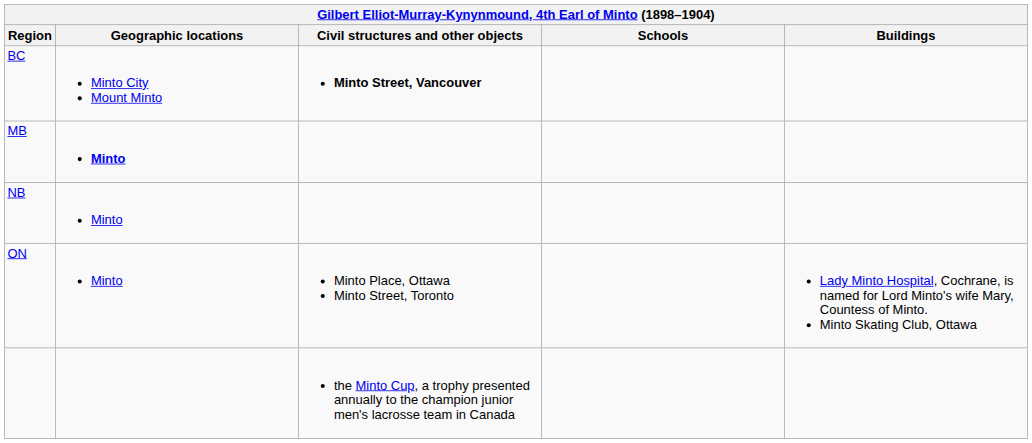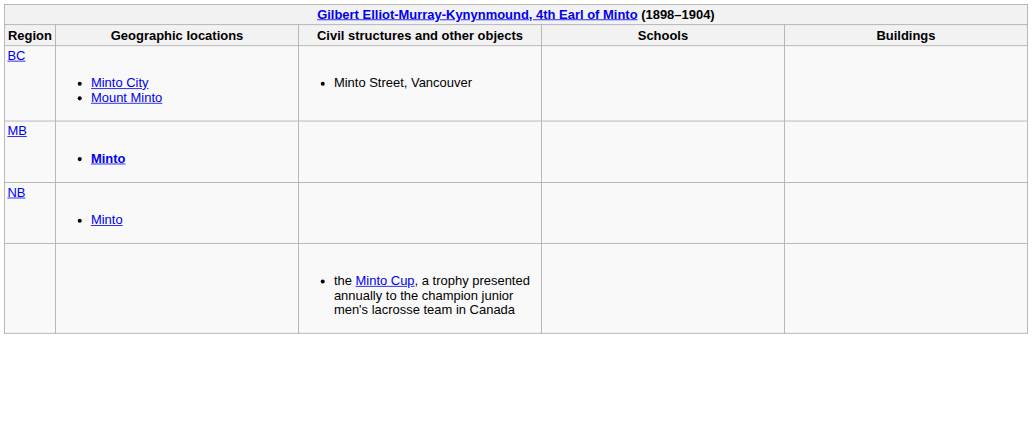(420, 83) bold -> (420, 83) normal
- row: (17, 253)
